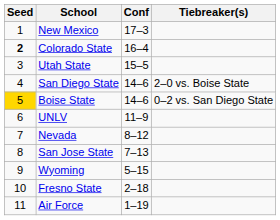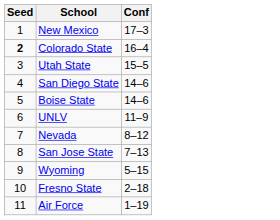- column: (214, 13)
(20, 100) gold background -> (20, 100) no background
